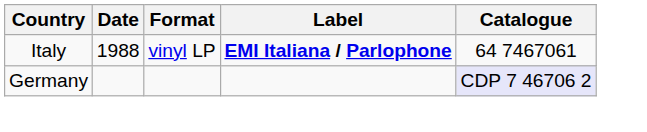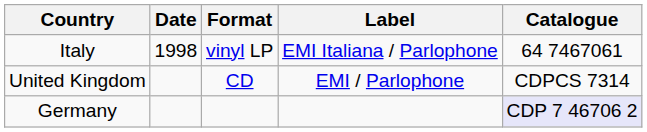(118, 50) 1988 -> (176, 50) 1998
(338, 50) bold -> (390, 50) normal
+ row: (77, 80)
